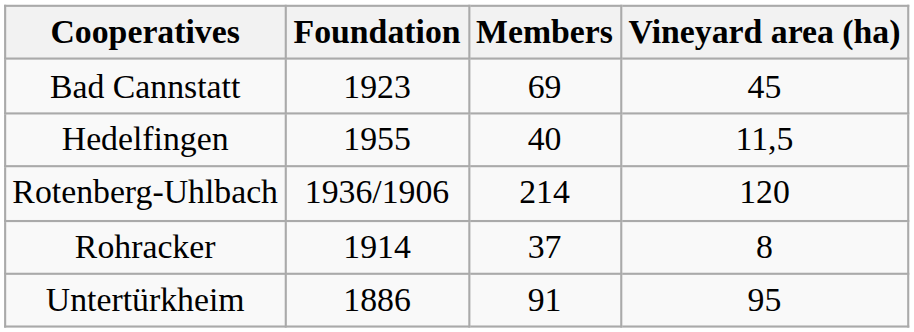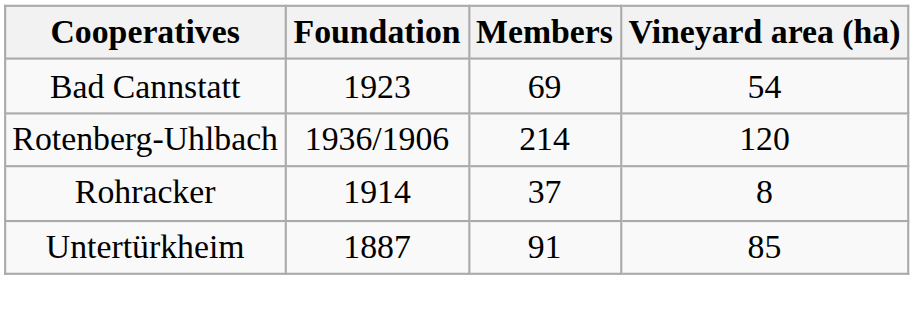(764, 85) 45 -> (764, 85) 54
- row: (145, 139)
(377, 299) 1886 -> (377, 246) 1887
(764, 299) 95 -> (764, 246) 85
